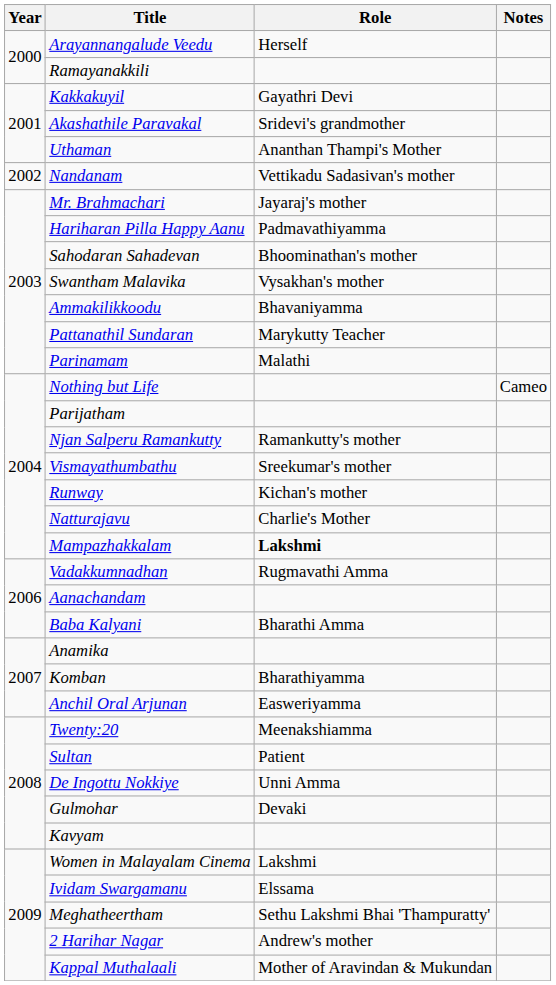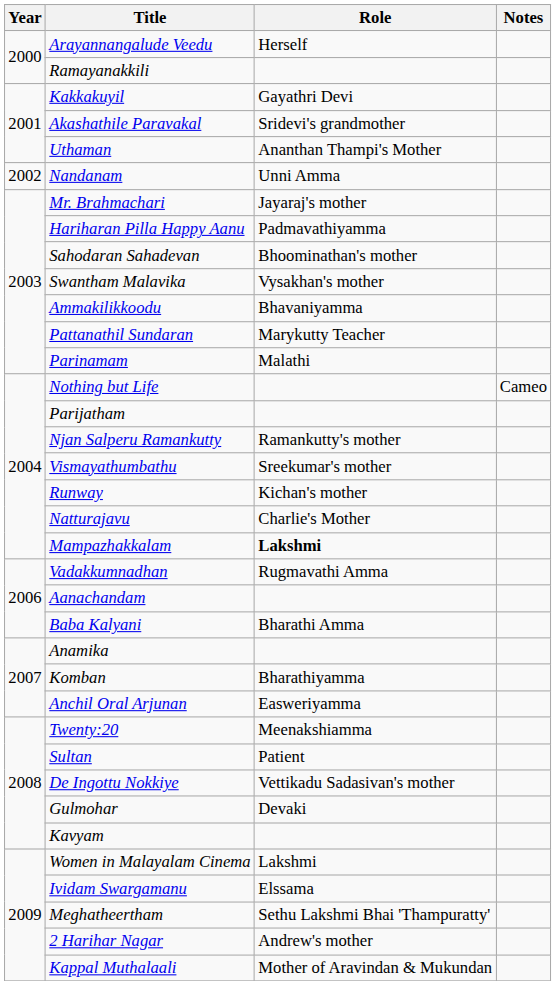(356, 176) Vettikadu Sadasivan's mother -> (299, 176) Unni Amma
(299, 783) Unni Amma -> (356, 783) Vettikadu Sadasivan's mother
